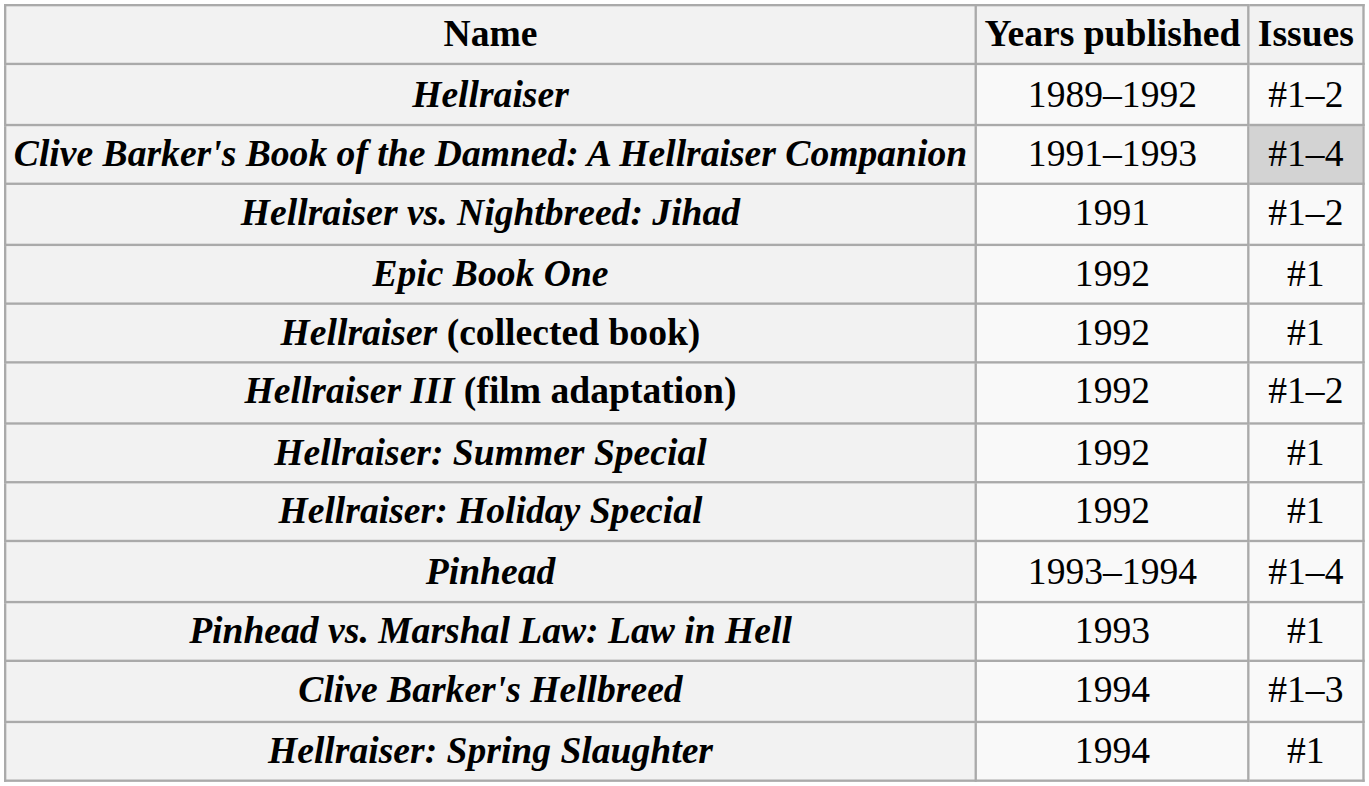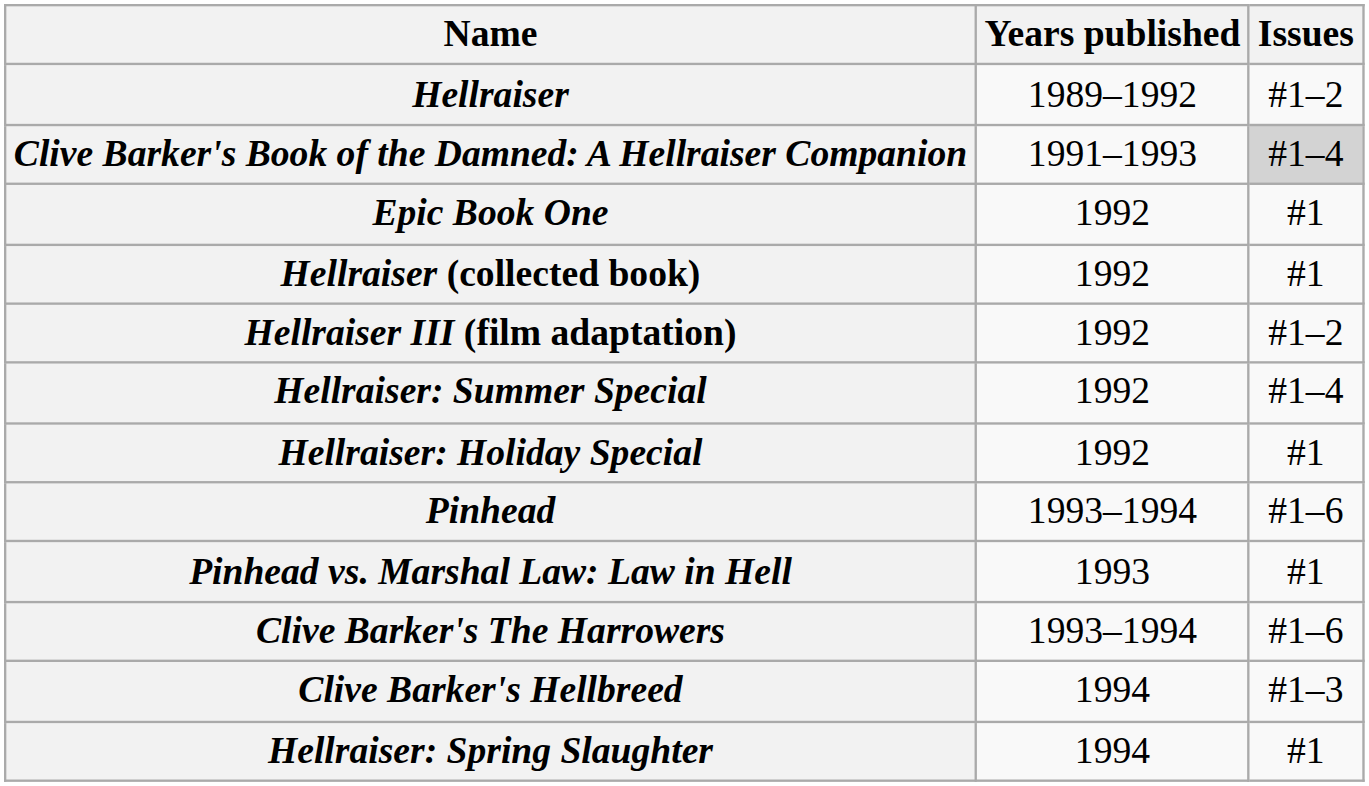- row: (490, 213)
(1306, 451) #1 -> (1306, 392) #1–4
(1306, 570) #1–4 -> (1306, 511) #1–6
+ row: (490, 630)
